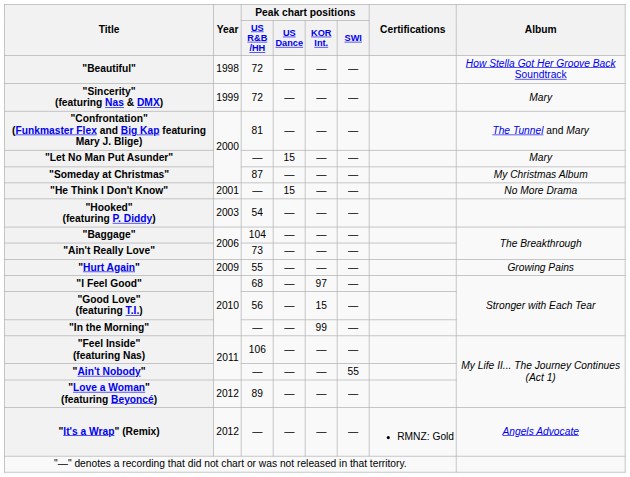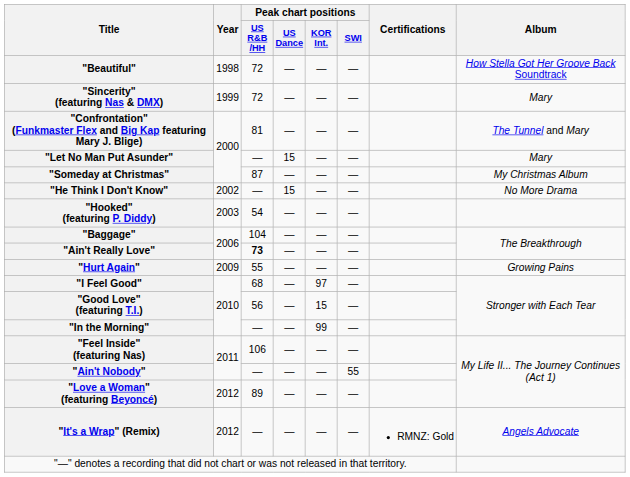(228, 191) 2001 -> (228, 191) 2002
(257, 251) normal -> (257, 251) bold
